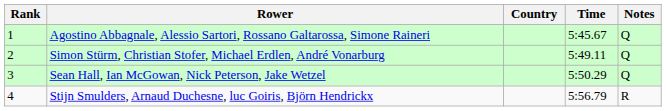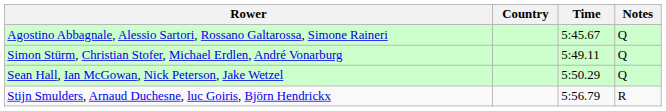- column: (26, 14)
